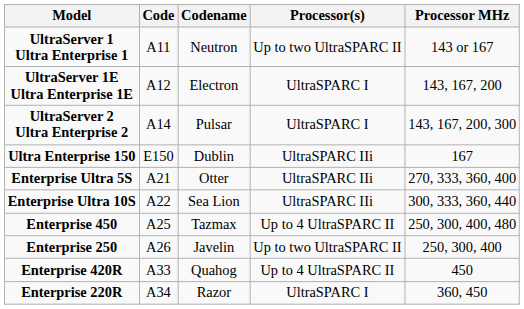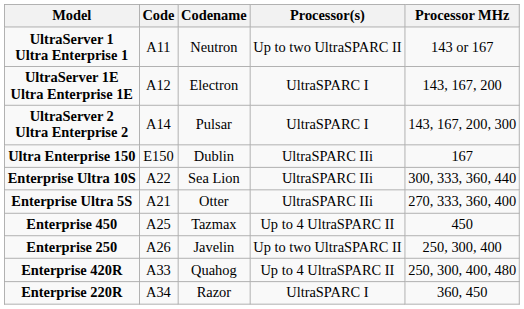rows swapped: (72, 178) <-> (72, 201)
(462, 224) 250, 300, 400, 480 -> (462, 224) 450
(462, 270) 450 -> (462, 270) 250, 300, 400, 480
